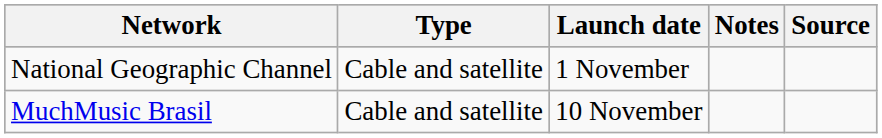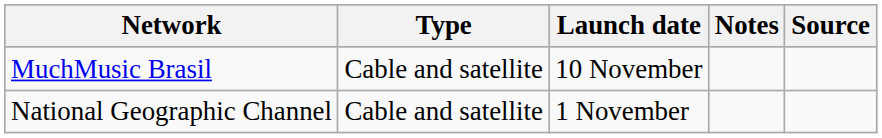rows swapped: (172, 68) <-> (111, 111)
